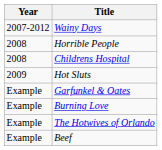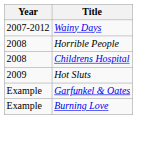- row: (104, 122)
- row: (63, 138)
